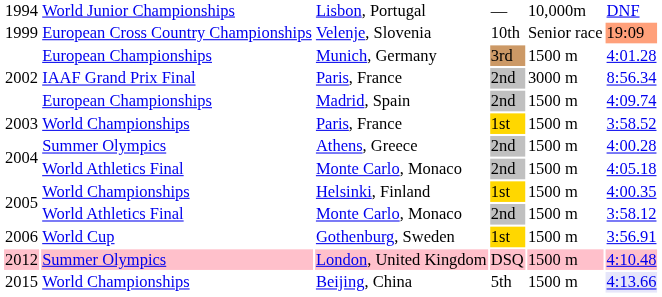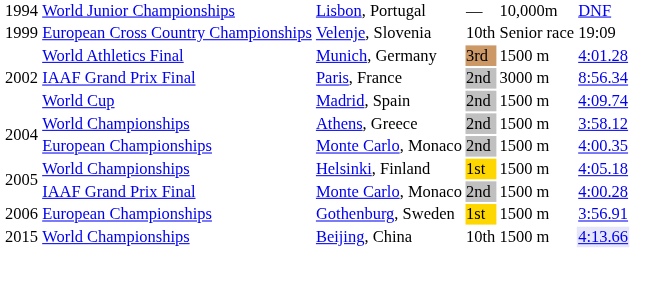(625, 33) lightsalmon background -> (597, 33) no background
(127, 55) European Championships -> (113, 55) World Athletics Final
(127, 100) European Championships -> (78, 100) World Cup
- row: (22, 123)
(104, 146) Summer Olympics -> (116, 123) World Championships
(632, 146) 4:00.28 -> (603, 123) 3:58.12
(113, 168) World Athletics Final -> (127, 146) European Championships
(632, 168) 4:05.18 -> (603, 146) 4:00.35
(632, 191) 4:00.35 -> (603, 168) 4:05.18
(113, 214) World Athletics Final -> (119, 191) IAAF Grand Prix Final
(632, 214) 3:58.12 -> (603, 191) 4:00.28
(78, 236) World Cup -> (127, 214) European Championships
- row: (22, 259)
(501, 282) 5th -> (481, 236) 10th
